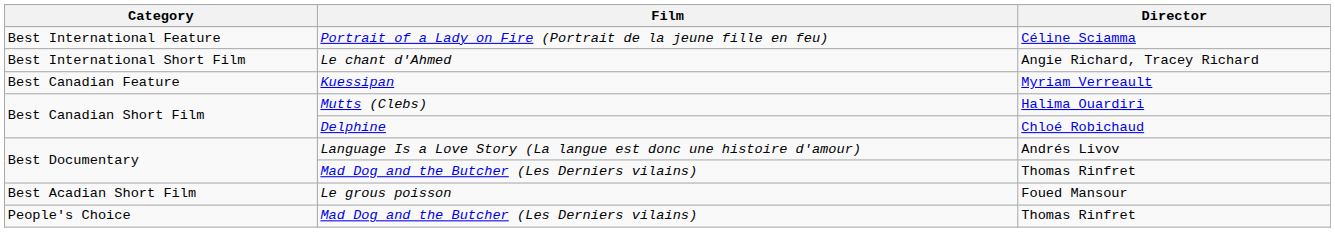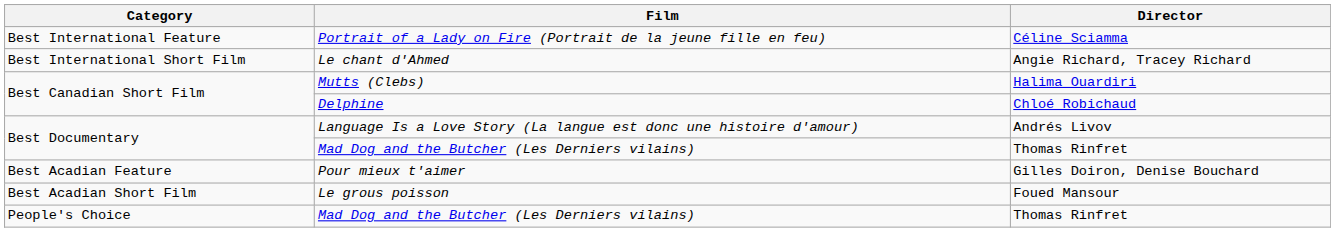- row: (94, 82)
+ row: (90, 171)
